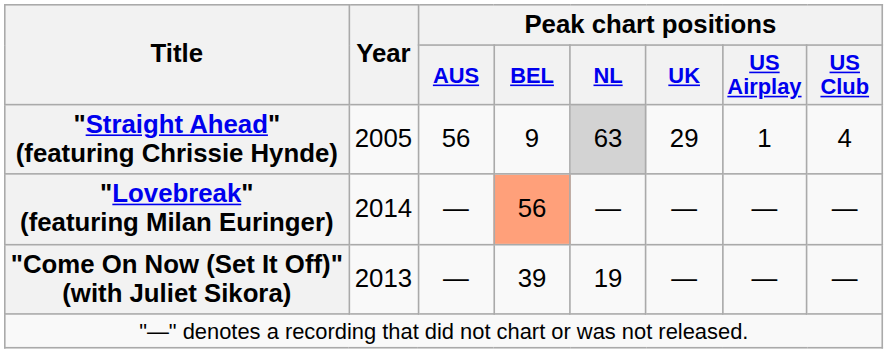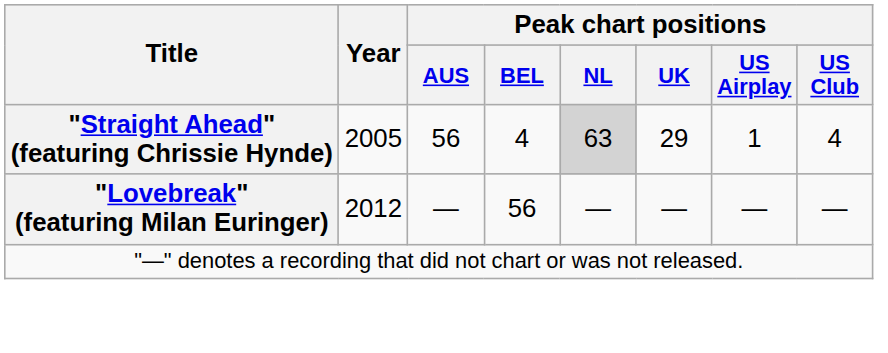(532, 138) 9 -> (522, 138) 4
(383, 208) 2014 -> (373, 208) 2012
(532, 208) lightsalmon background -> (522, 208) no background
- row: (177, 278)
